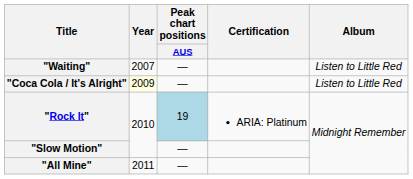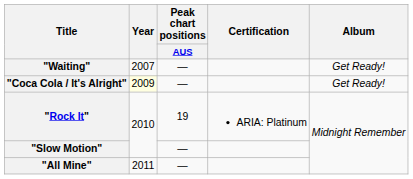(359, 67) Listen to Little Red -> (359, 67) Get Ready!
(359, 83) Listen to Little Red -> (359, 83) Get Ready!
(183, 116) lightblue background -> (183, 116) no background
